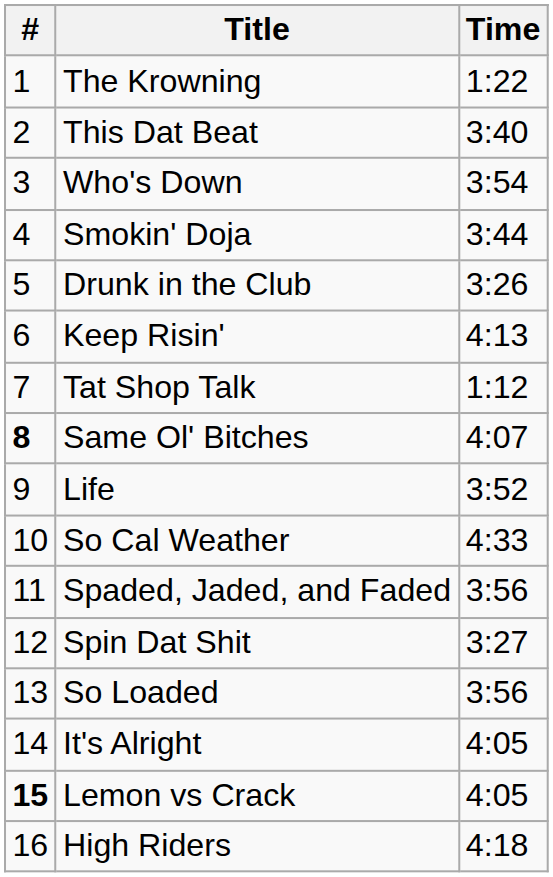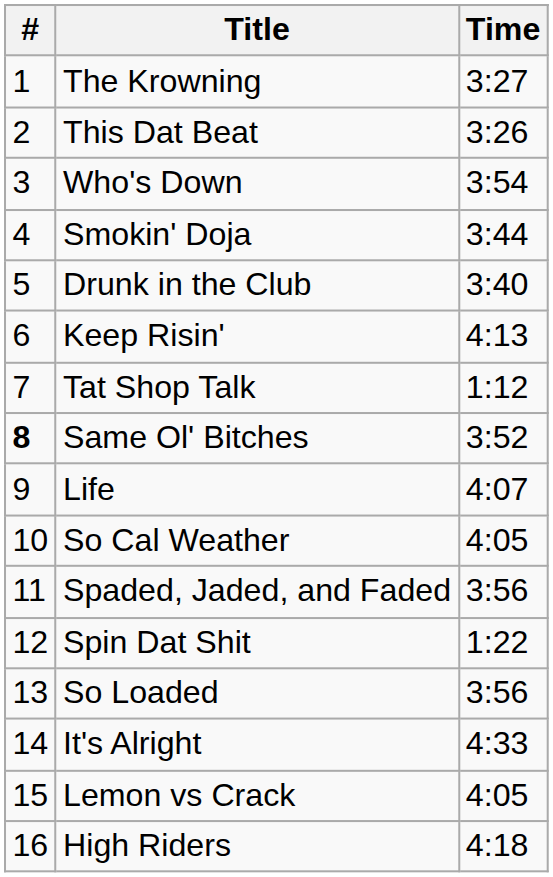(497, 81) 1:22 -> (497, 81) 3:27
(497, 132) 3:40 -> (497, 132) 3:26
(497, 285) 3:26 -> (497, 285) 3:40
(497, 438) 4:07 -> (497, 438) 3:52
(497, 489) 3:52 -> (497, 489) 4:07
(497, 540) 4:33 -> (497, 540) 4:05
(497, 642) 3:27 -> (497, 642) 1:22
(497, 744) 4:05 -> (497, 744) 4:33
(30, 795) bold -> (30, 795) normal
